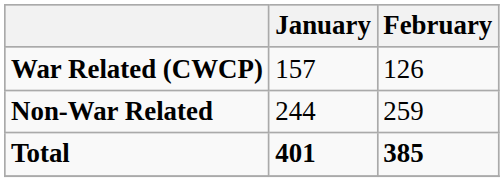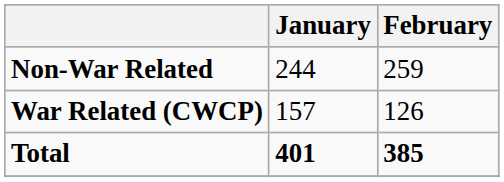rows swapped: (137, 68) <-> (112, 111)
